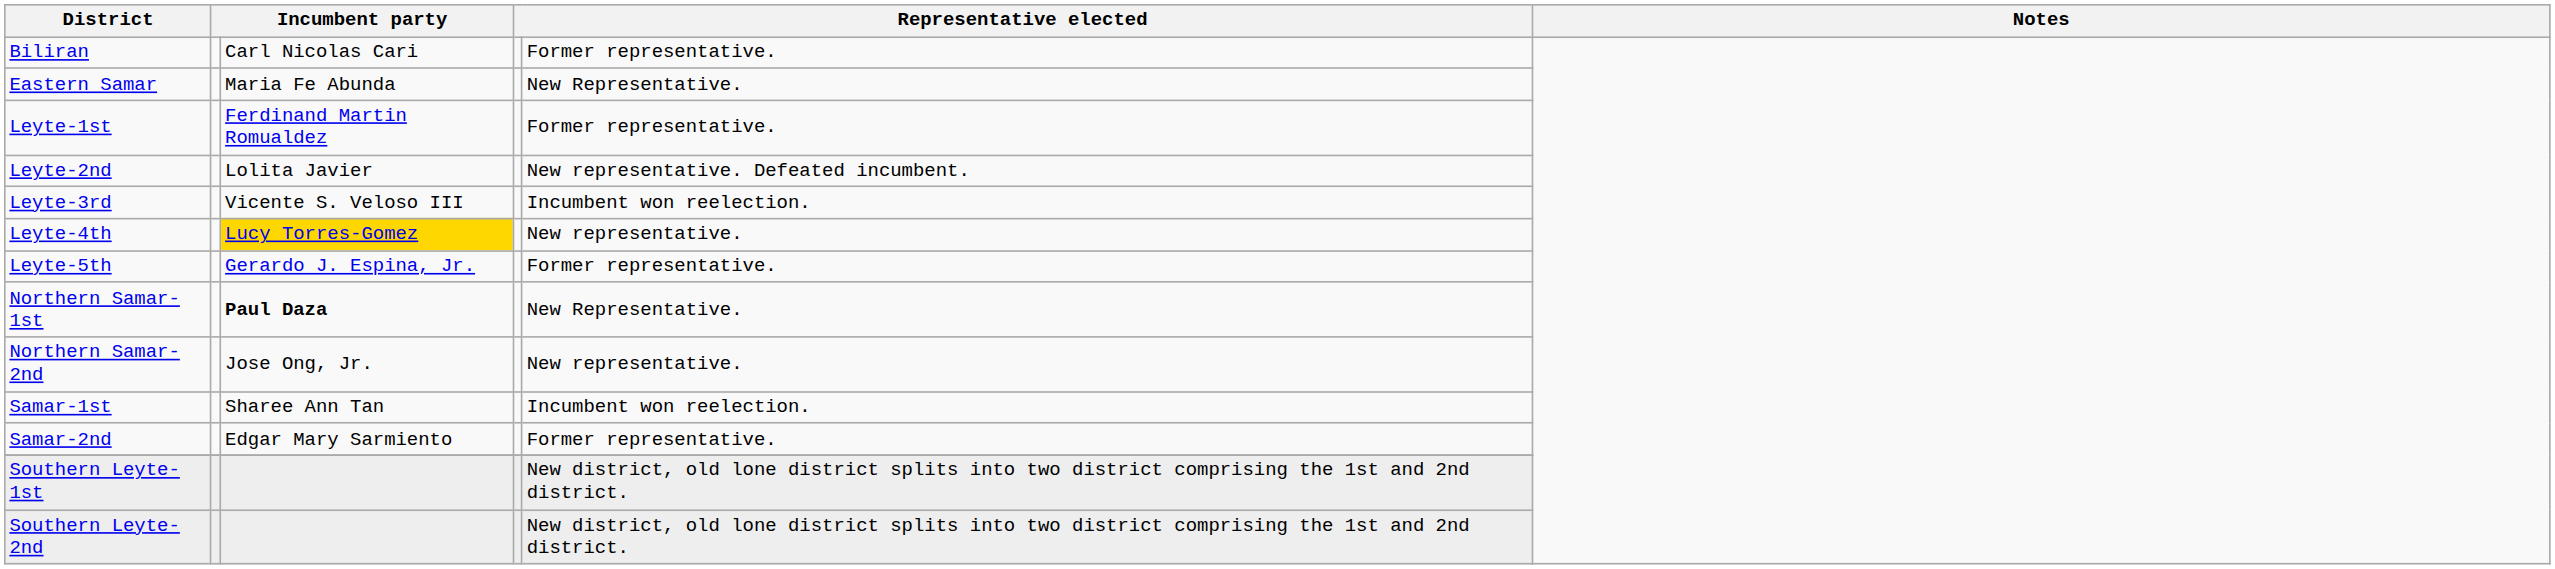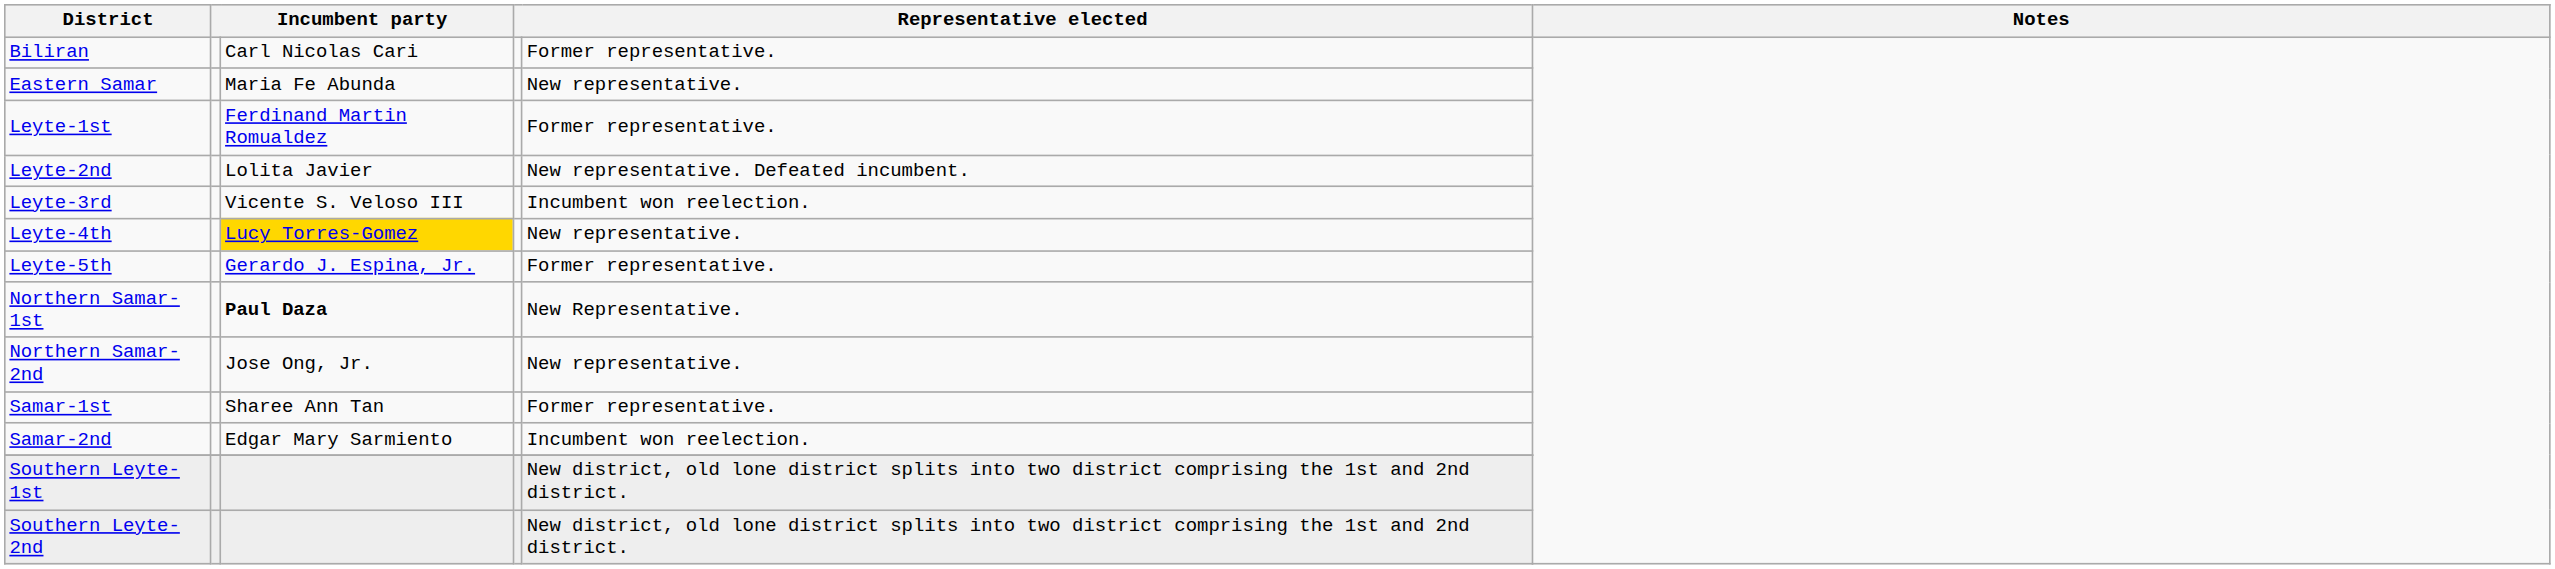(635, 84) New Representative. -> (635, 84) New representative.
(669, 407) Incumbent won reelection. -> (652, 407) Former representative.
(652, 439) Former representative. -> (669, 439) Incumbent won reelection.
